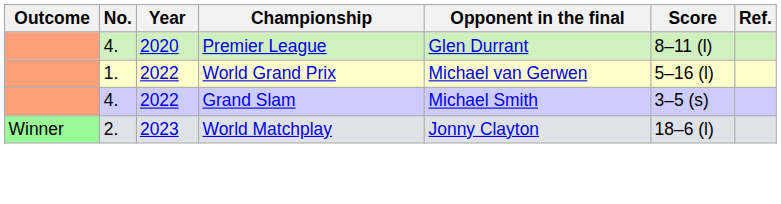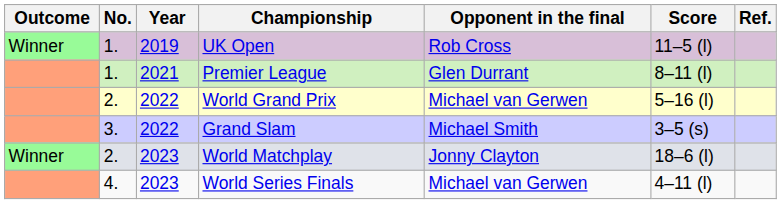+ row: (238, 45)
(111, 45) 4. -> (111, 73) 1.
(159, 45) 2020 -> (159, 73) 2021
(111, 73) 1. -> (111, 101) 2.
(111, 101) 4. -> (111, 128) 3.
+ row: (278, 184)
